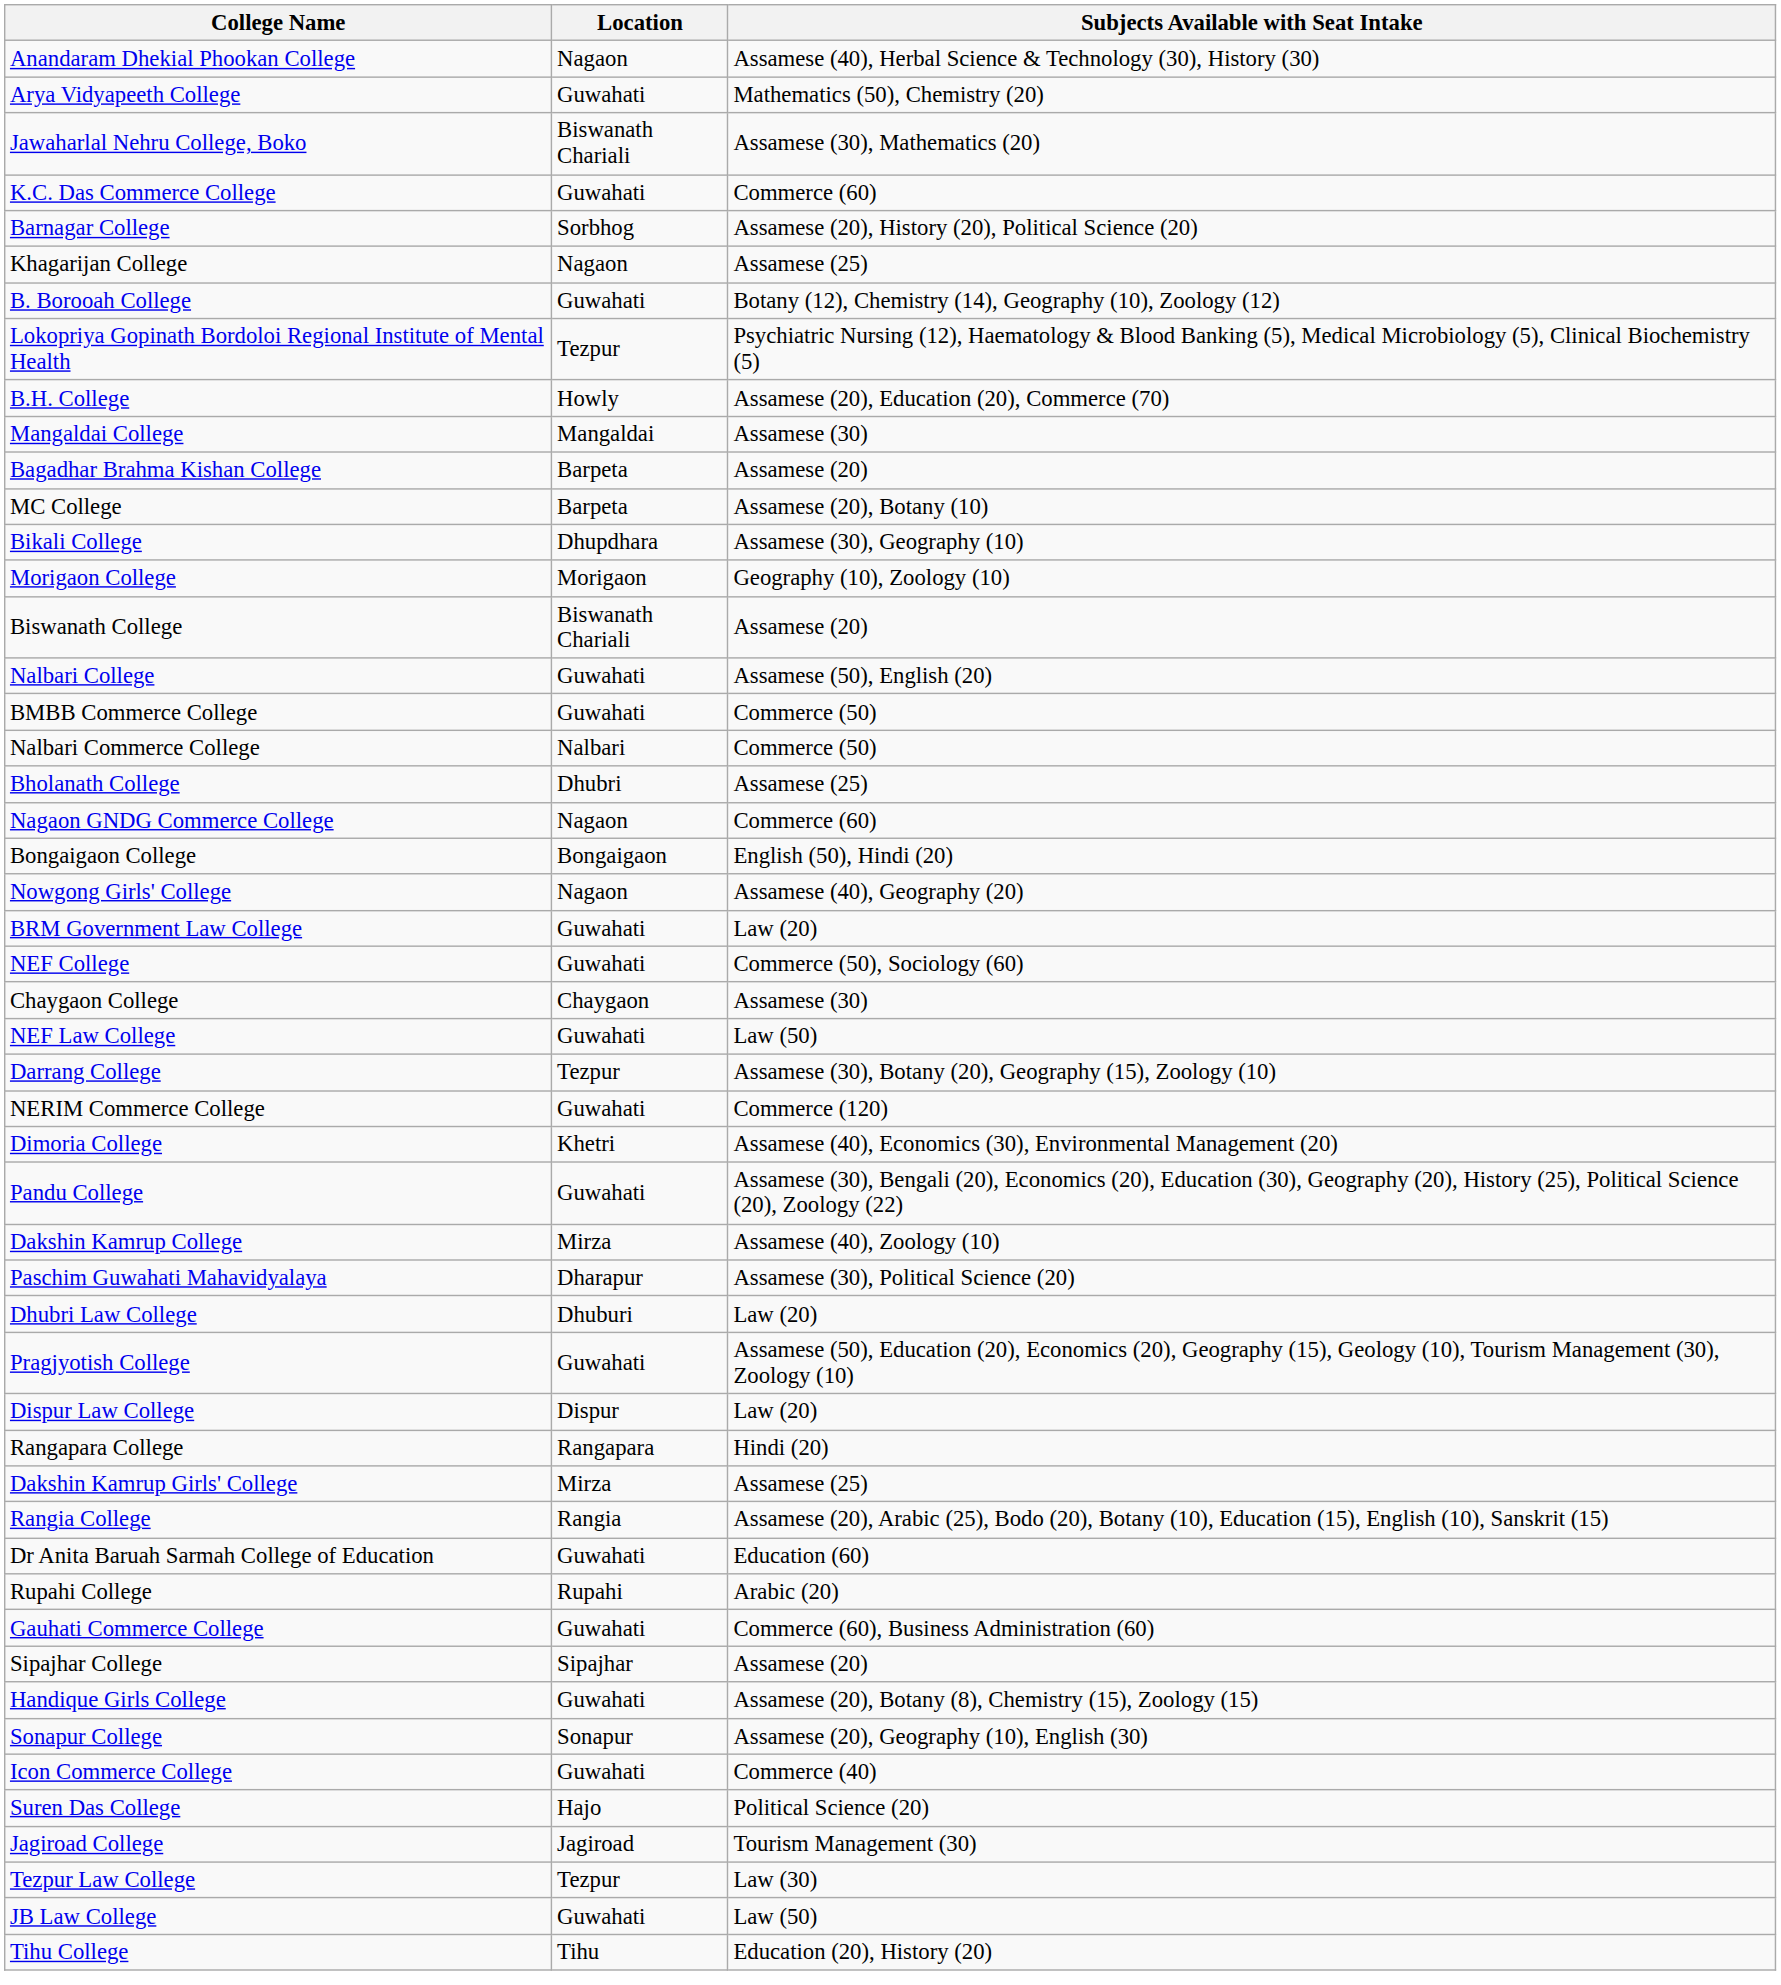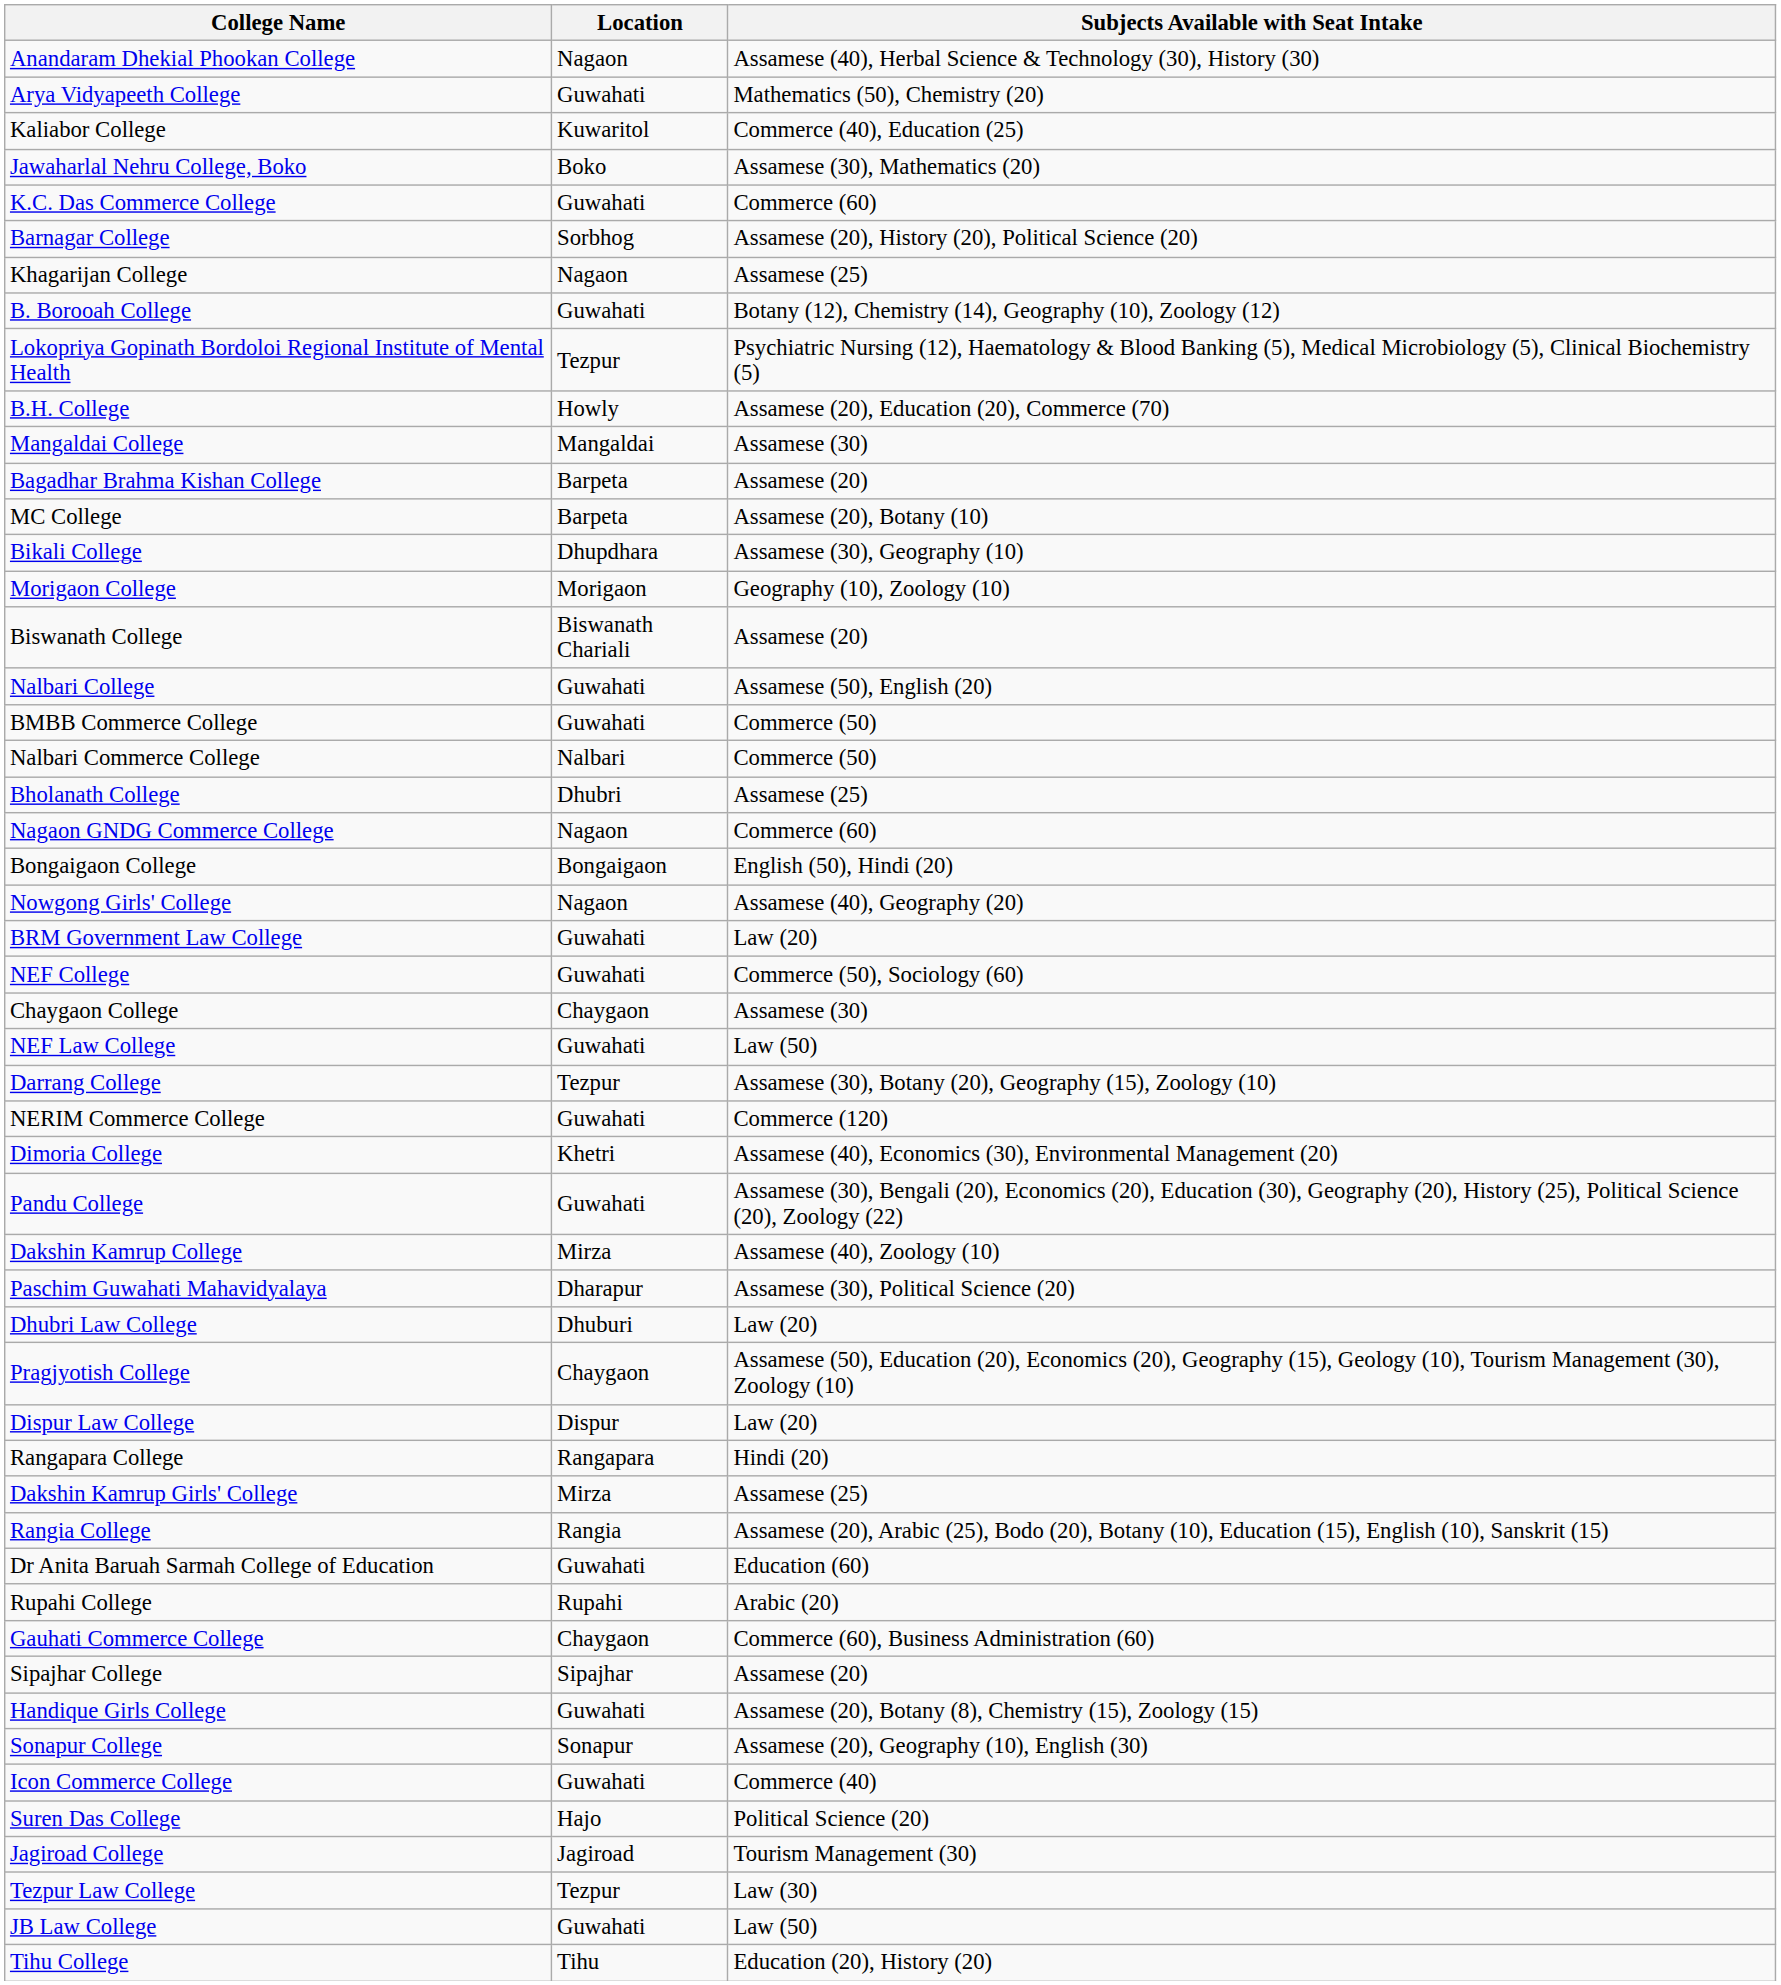+ row: (88, 130)
(605, 143) Biswanath Chariali -> (582, 166) Boko
(601, 1362) Guwahati -> (603, 1373) Chaygaon
(601, 1627) Guwahati -> (603, 1638) Chaygaon
